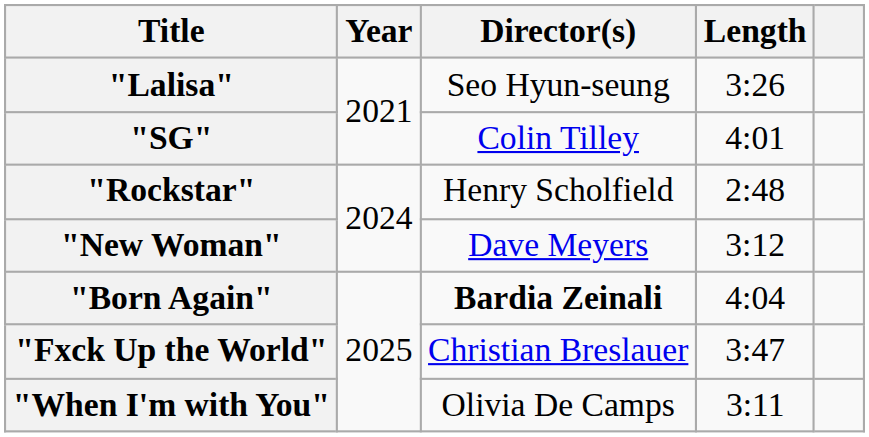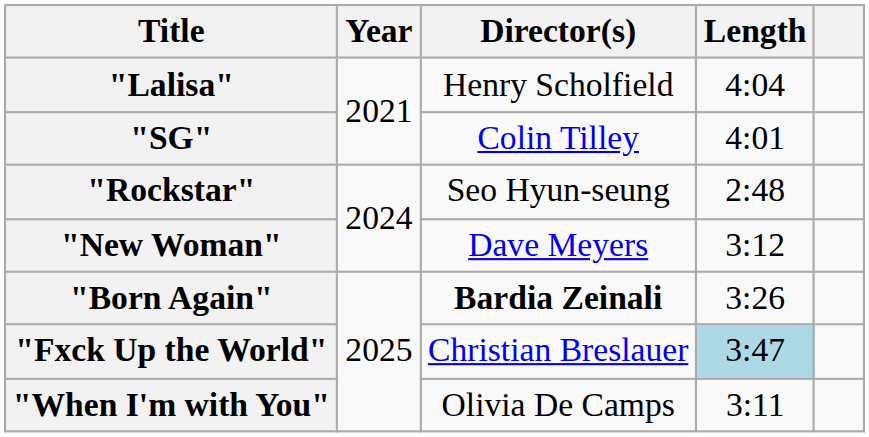(558, 84) Seo Hyun-seung -> (558, 84) Henry Scholfield
(755, 84) 3:26 -> (755, 84) 4:04
(558, 191) Henry Scholfield -> (558, 191) Seo Hyun-seung
(755, 297) 4:04 -> (755, 297) 3:26
(755, 350) no background -> (755, 350) lightblue background
